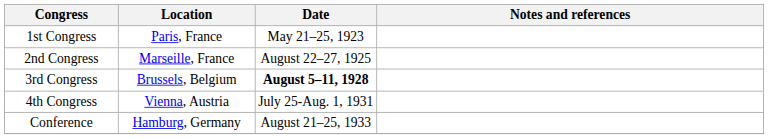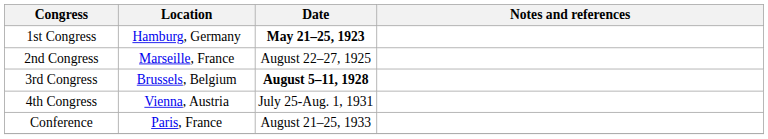(187, 36) Paris, France -> (187, 36) Hamburg, Germany
(316, 36) normal -> (316, 36) bold
(187, 123) Hamburg, Germany -> (187, 123) Paris, France
